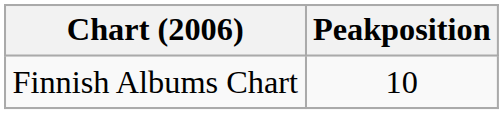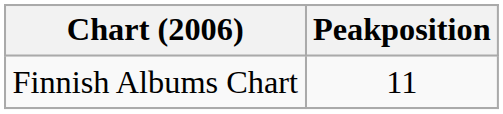(402, 81) 10 -> (402, 81) 11
